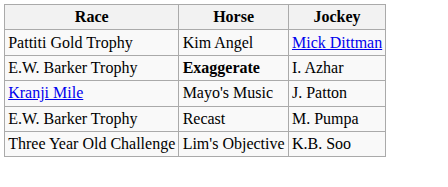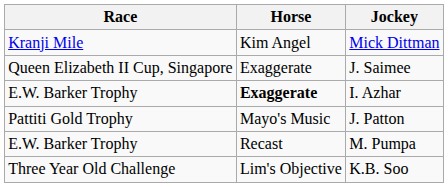(70, 42) Pattiti Gold Trophy -> (46, 42) Kranji Mile
+ row: (380, 67)
(46, 93) Kranji Mile -> (70, 118) Pattiti Gold Trophy
